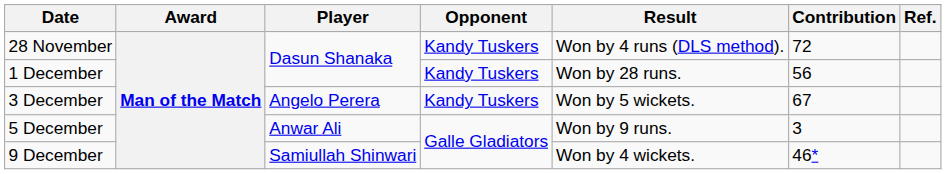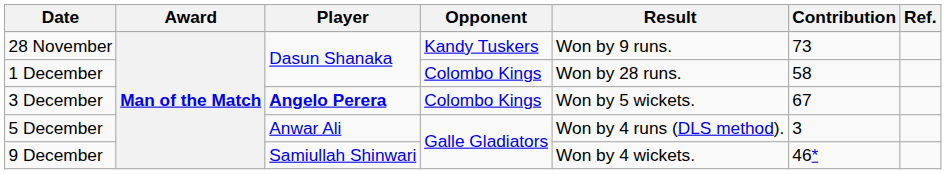(670, 45) Won by 4 runs (DLS method). -> (614, 45) Won by 9 runs.
(802, 45) 72 -> (802, 45) 73
(481, 73) Kandy Tuskers -> (483, 73) Colombo Kings
(802, 73) 56 -> (802, 73) 58
(325, 100) normal -> (328, 100) bold
(481, 100) Kandy Tuskers -> (483, 100) Colombo Kings
(614, 127) Won by 9 runs. -> (670, 127) Won by 4 runs (DLS method).
